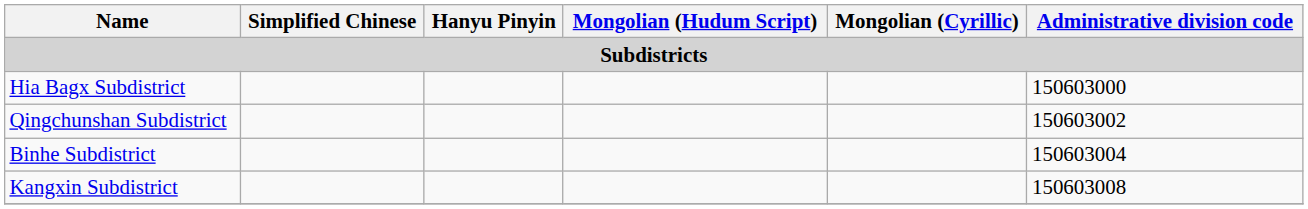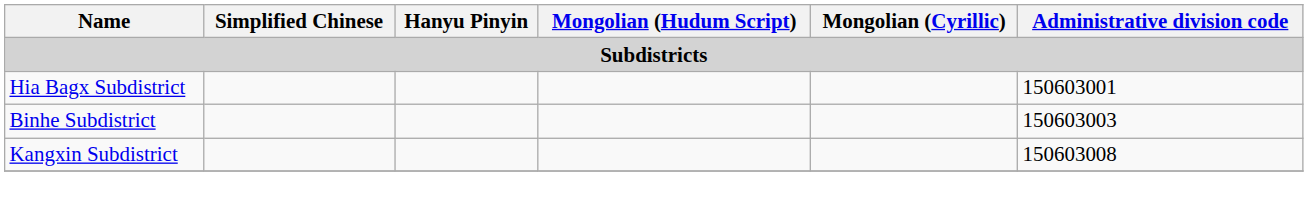(1079, 87) 150603000 -> (1070, 87) 150603001
- row: (118, 120)
(1079, 154) 150603004 -> (1070, 120) 150603003
